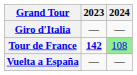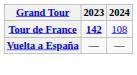- row: (43, 29)
(119, 45) lightgreen background -> (119, 29) no background
